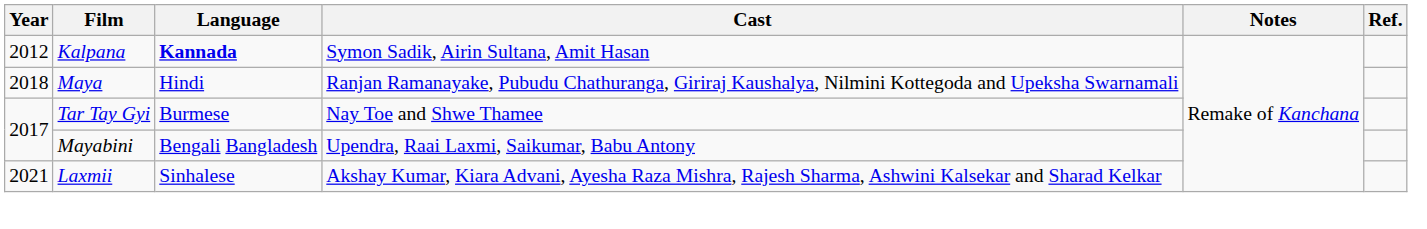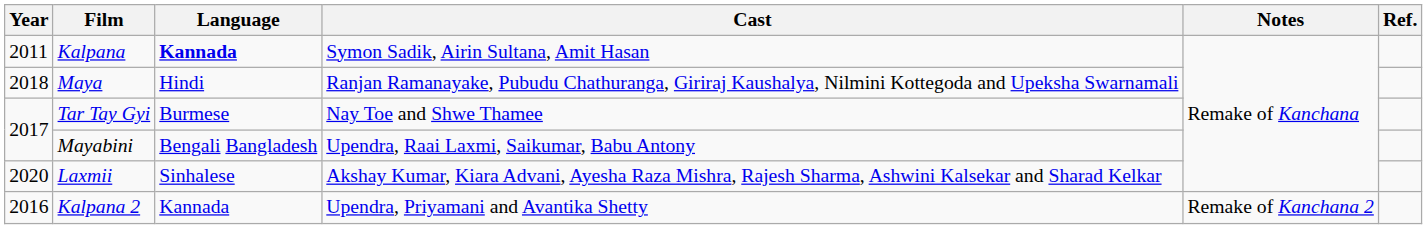(29, 51) 2012 -> (28, 51) 2011
(29, 176) 2021 -> (29, 176) 2020
+ row: (99, 207)
